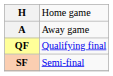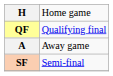rows swapped: (22, 29) <-> (22, 46)
